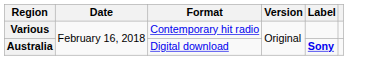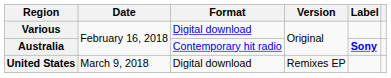(205, 30) Contemporary hit radio -> (212, 30) Digital download
(189, 47) Digital download -> (227, 47) Contemporary hit radio
+ row: (41, 64)
